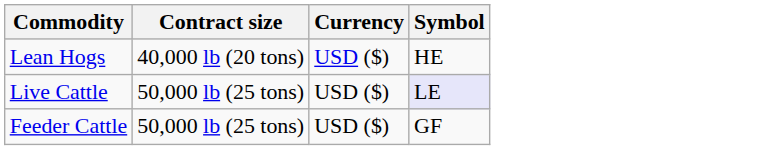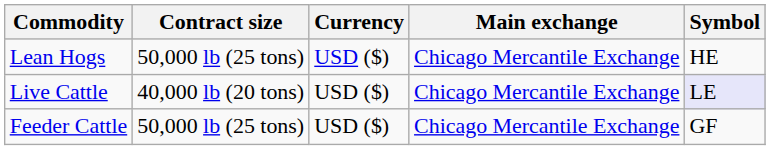+ column: (547, 21)
(221, 56) 40,000 lb (20 tons) -> (221, 56) 50,000 lb (25 tons)
(221, 91) 50,000 lb (25 tons) -> (221, 91) 40,000 lb (20 tons)
